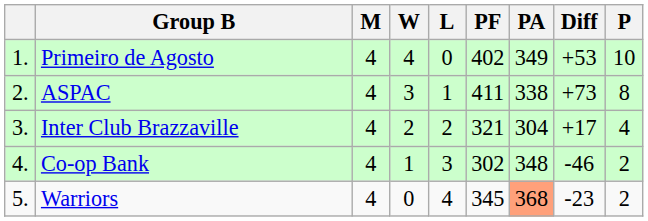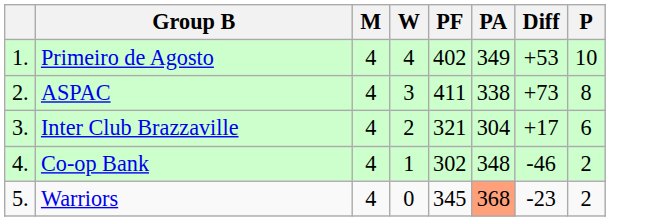- column: (447, 22)
(624, 127) 4 -> (586, 127) 6
